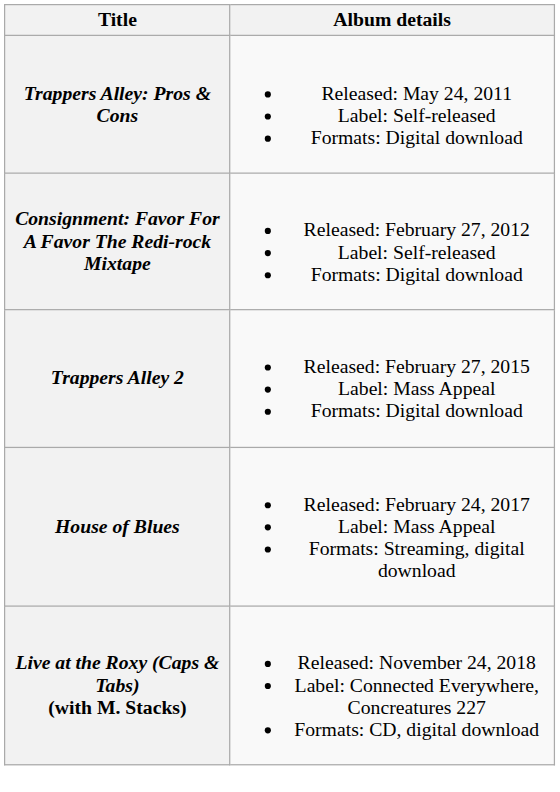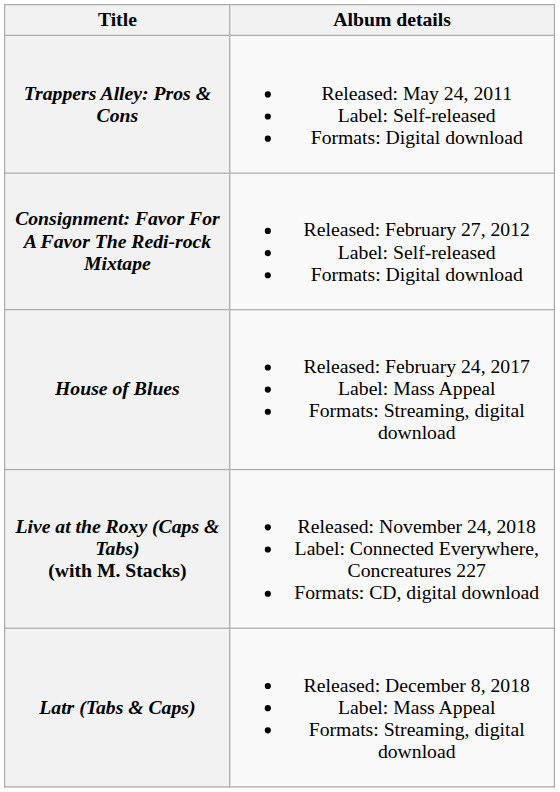- row: (117, 378)
+ row: (117, 707)
